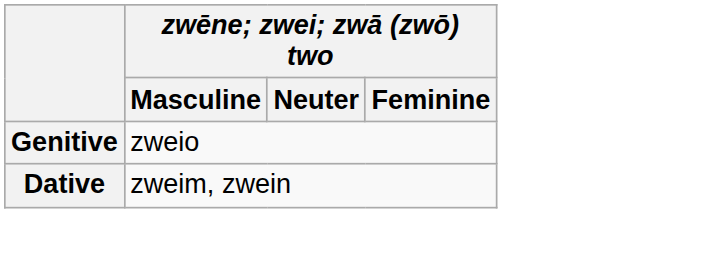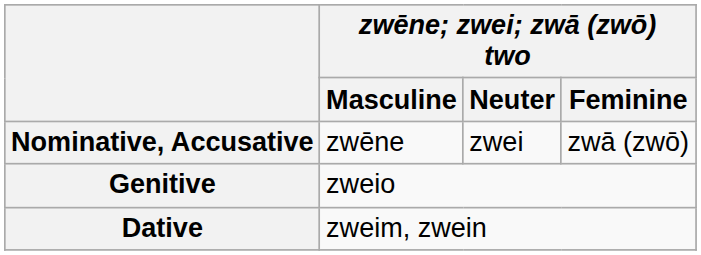+ row: (162, 142)
